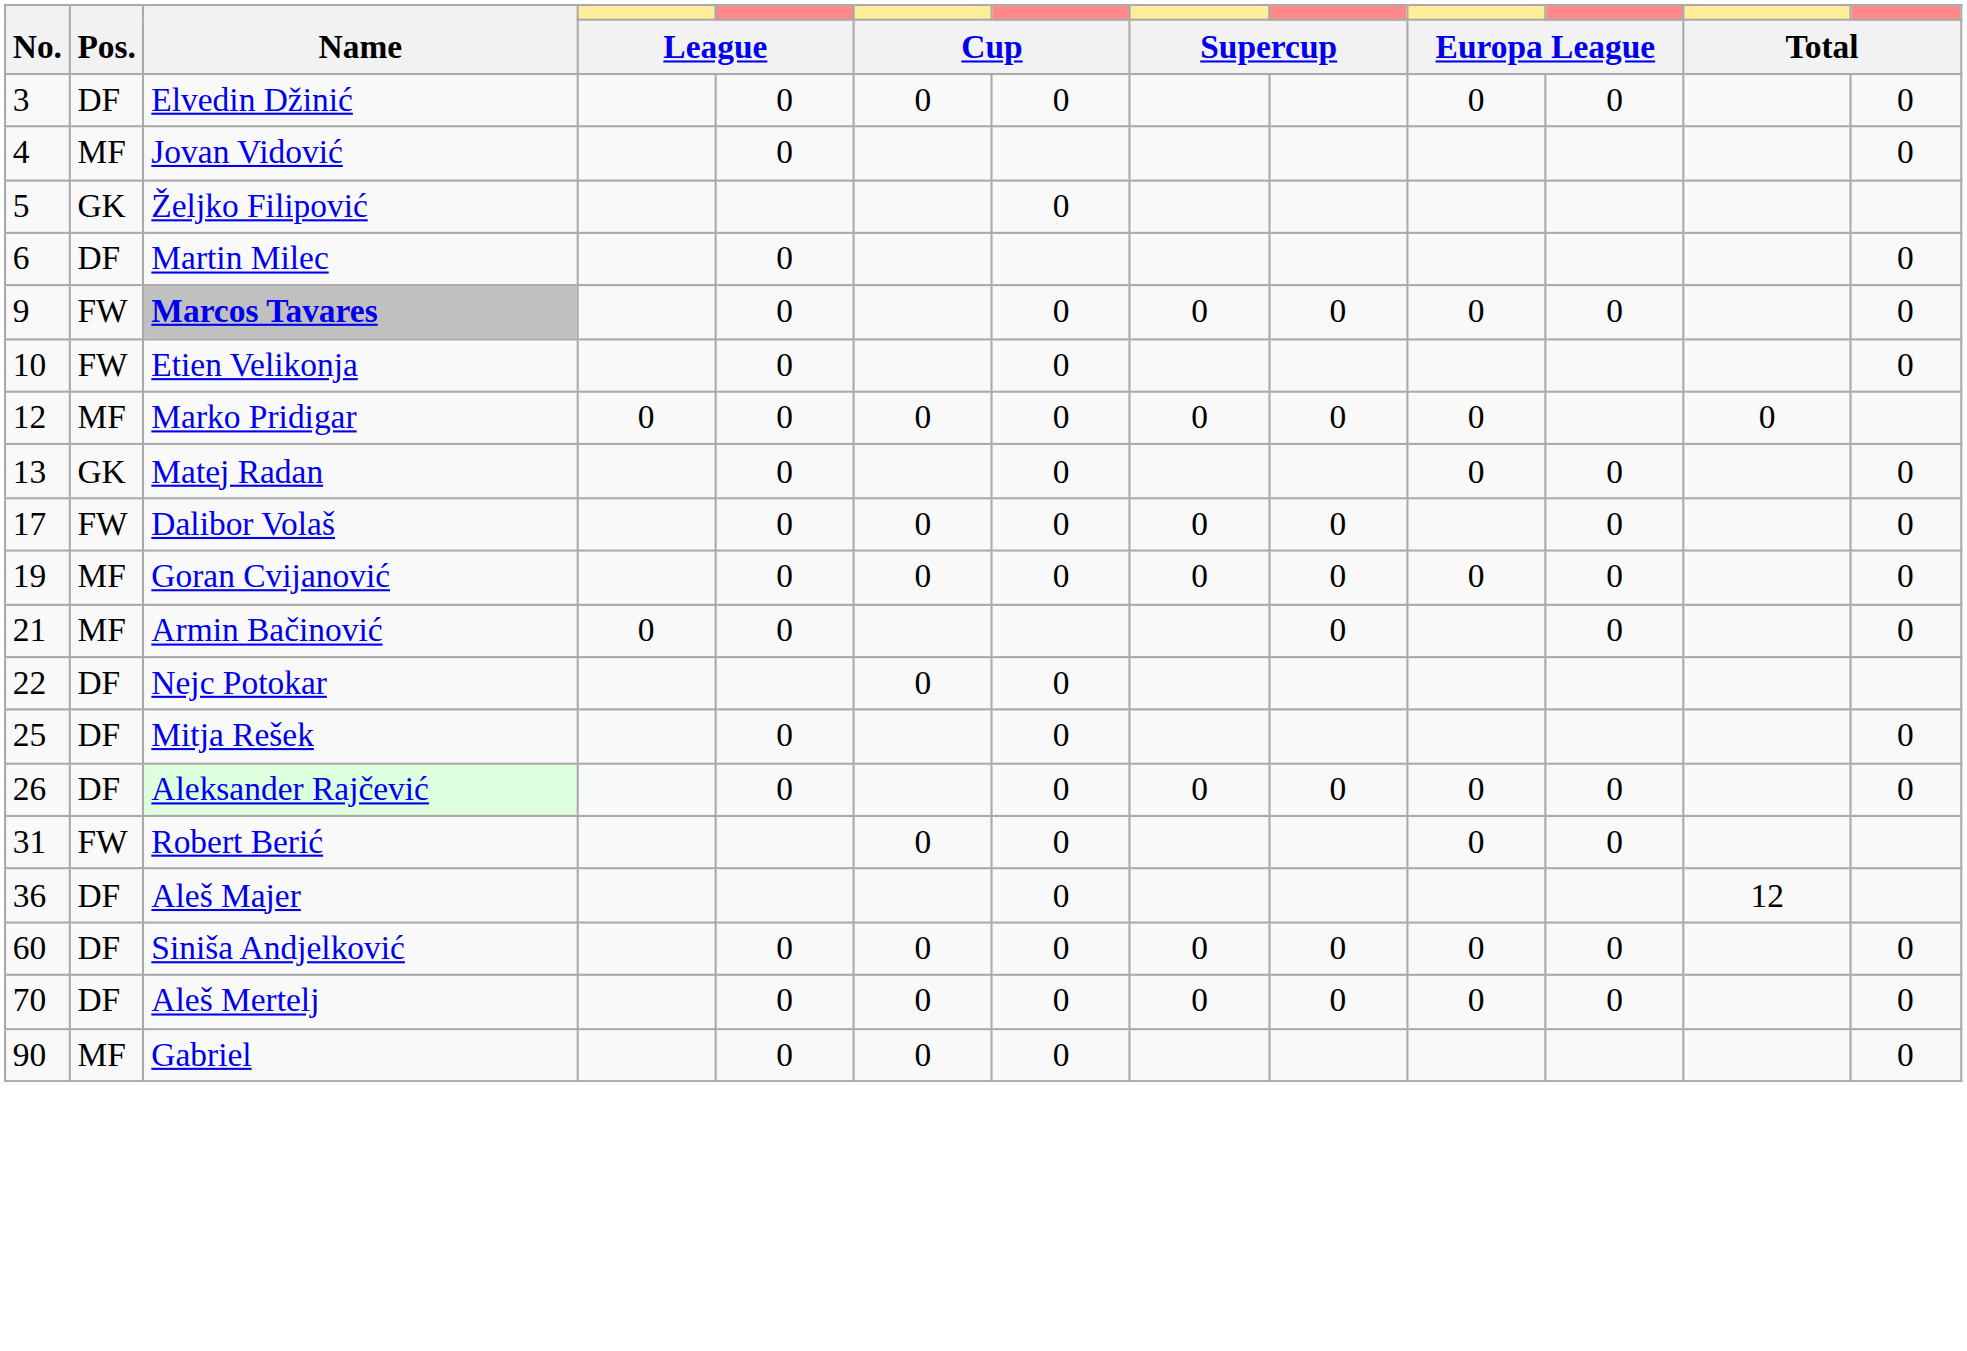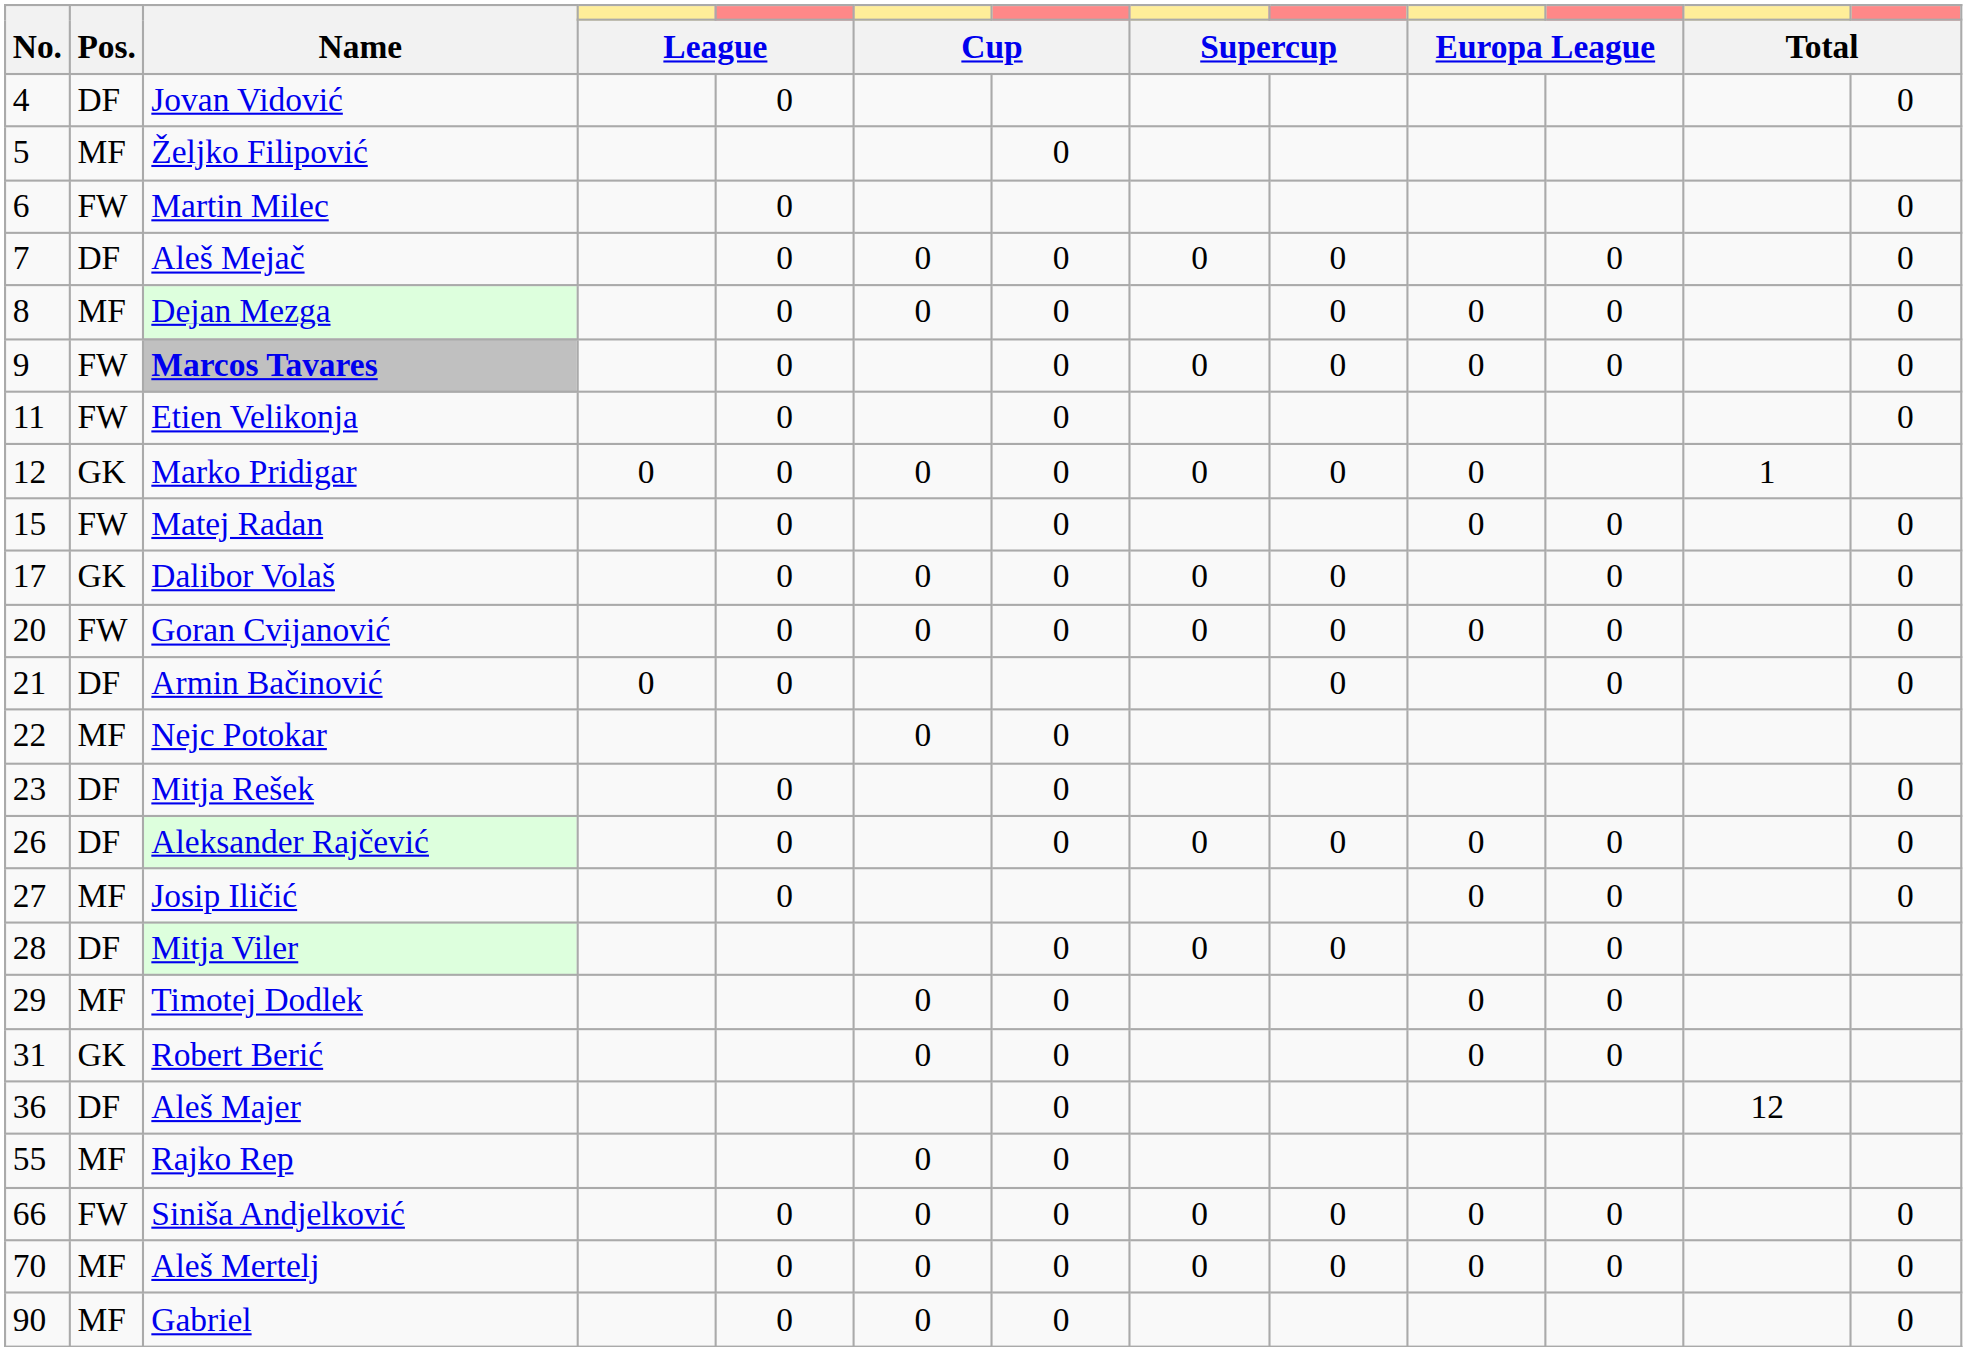- row: (252, 99)
(102, 152) MF -> (99, 99) DF
(102, 205) GK -> (102, 152) MF
(99, 258) DF -> (102, 205) FW
+ row: (228, 258)
+ row: (241, 311)
(29, 364) 10 -> (29, 417) 11
(102, 417) MF -> (102, 470) GK
(1767, 417) 0 -> (1767, 470) 1
(29, 470) 13 -> (29, 523) 15
(102, 470) GK -> (102, 523) FW
(102, 523) FW -> (102, 576) GK
(29, 576) 19 -> (29, 629) 20
(102, 576) MF -> (102, 629) FW
(102, 629) MF -> (99, 682) DF
(99, 682) DF -> (102, 735) MF
(29, 735) 25 -> (29, 788) 23
+ row: (224, 894)
+ row: (225, 948)
+ row: (257, 1001)
(102, 841) FW -> (102, 1054) GK
+ row: (222, 1160)
(29, 948) 60 -> (29, 1213) 66
(99, 948) DF -> (102, 1213) FW
(99, 1001) DF -> (102, 1266) MF
